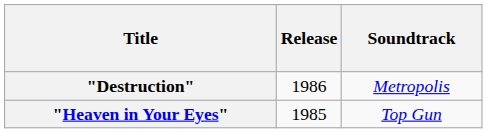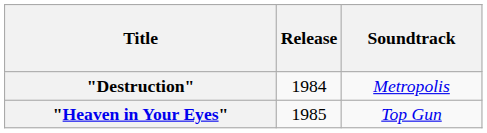(309, 85) 1986 -> (309, 85) 1984
